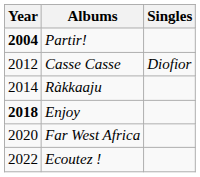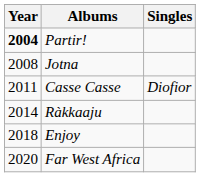+ row: (62, 64)
(23, 64) 2012 -> (23, 87) 2011
(23, 111) bold -> (23, 135) normal
- row: (73, 159)
